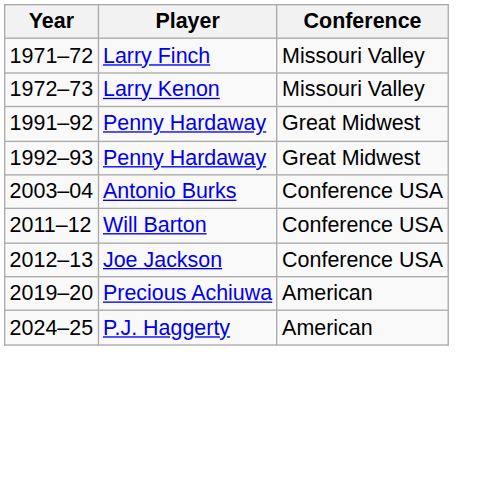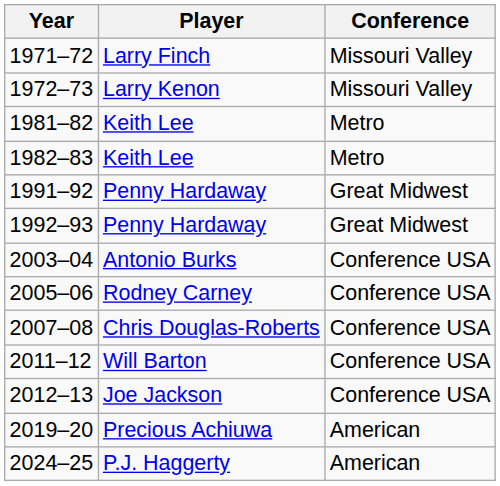+ row: (51, 123)
+ row: (51, 157)
+ row: (51, 293)
+ row: (51, 327)
